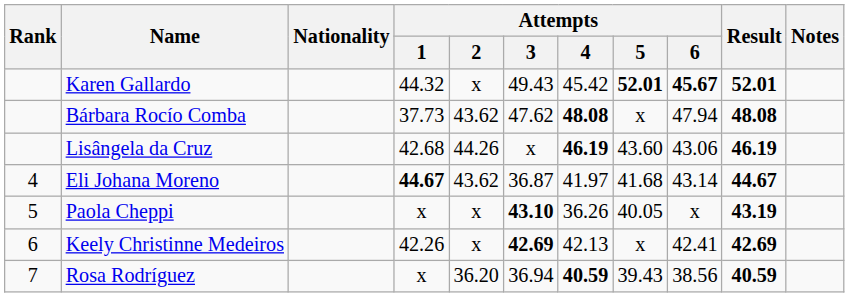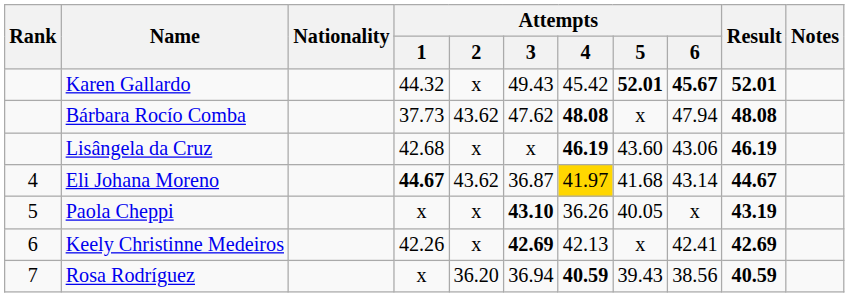(476, 148) 44.26 -> (476, 148) x
(586, 180) no background -> (586, 180) gold background
